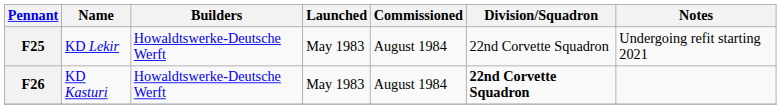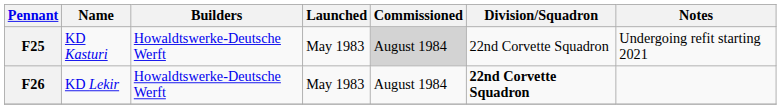(92, 46) KD Lekir -> (86, 46) KD Kasturi
(410, 46) no background -> (410, 46) lightgrey background
(86, 84) KD Kasturi -> (92, 84) KD Lekir
